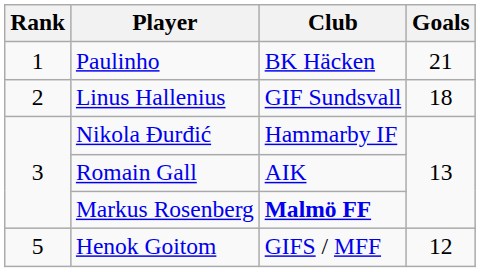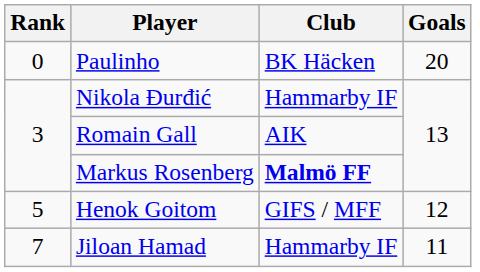(38, 60) 1 -> (38, 60) 0
(441, 60) 21 -> (437, 60) 20
- row: (151, 97)
+ row: (141, 246)
